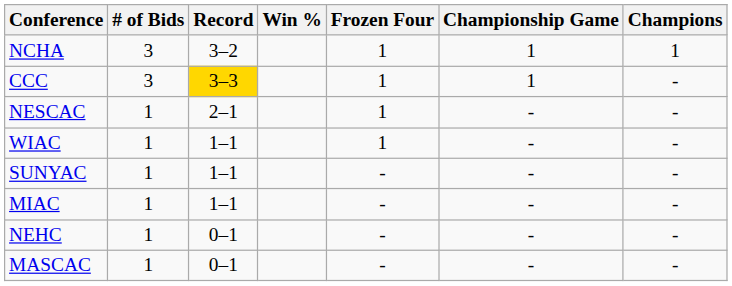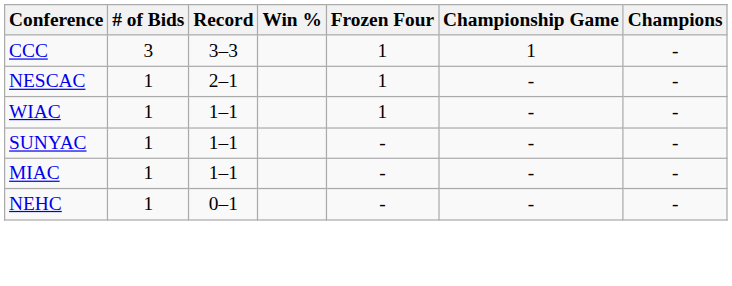- row: (36, 50)
(223, 81) gold background -> (223, 50) no background
- row: (50, 265)
